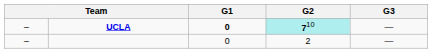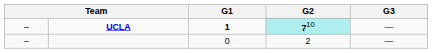(227, 27) 0 -> (227, 27) 1
